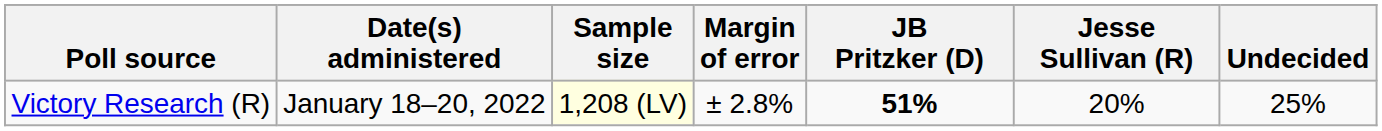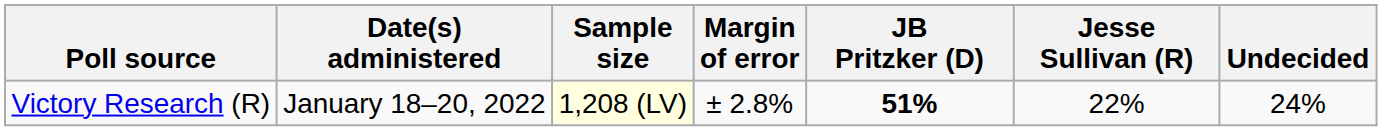(1117, 103) 20% -> (1117, 103) 22%
(1298, 103) 25% -> (1298, 103) 24%
